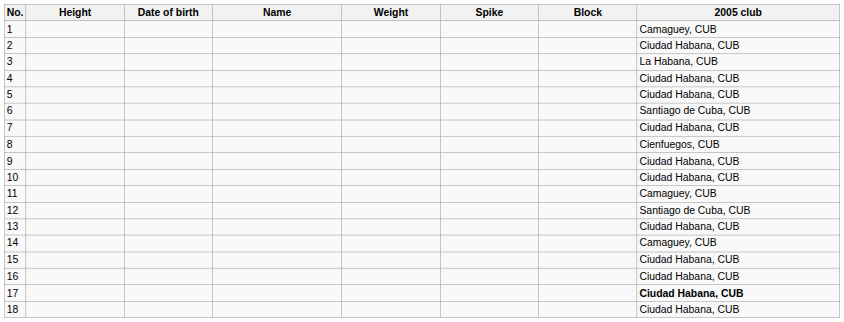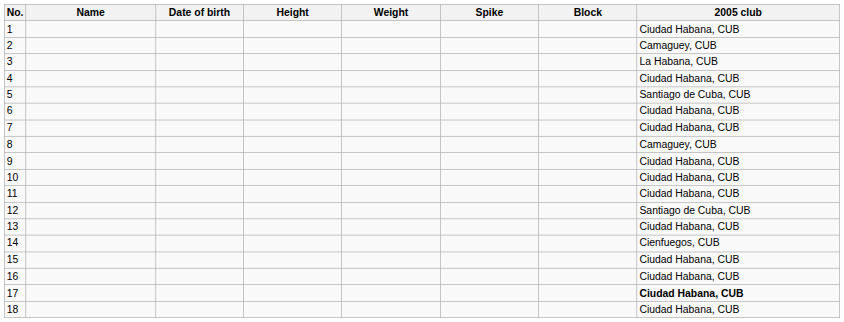columns swapped: (277, 12) <-> (75, 12)
(678, 29) Camaguey, CUB -> (689, 29) Ciudad Habana, CUB
(689, 45) Ciudad Habana, CUB -> (678, 45) Camaguey, CUB
(689, 95) Ciudad Habana, CUB -> (695, 95) Santiago de Cuba, CUB
(695, 111) Santiago de Cuba, CUB -> (689, 111) Ciudad Habana, CUB
(680, 144) Cienfuegos, CUB -> (678, 144) Camaguey, CUB
(678, 194) Camaguey, CUB -> (689, 194) Ciudad Habana, CUB
(678, 243) Camaguey, CUB -> (680, 243) Cienfuegos, CUB
